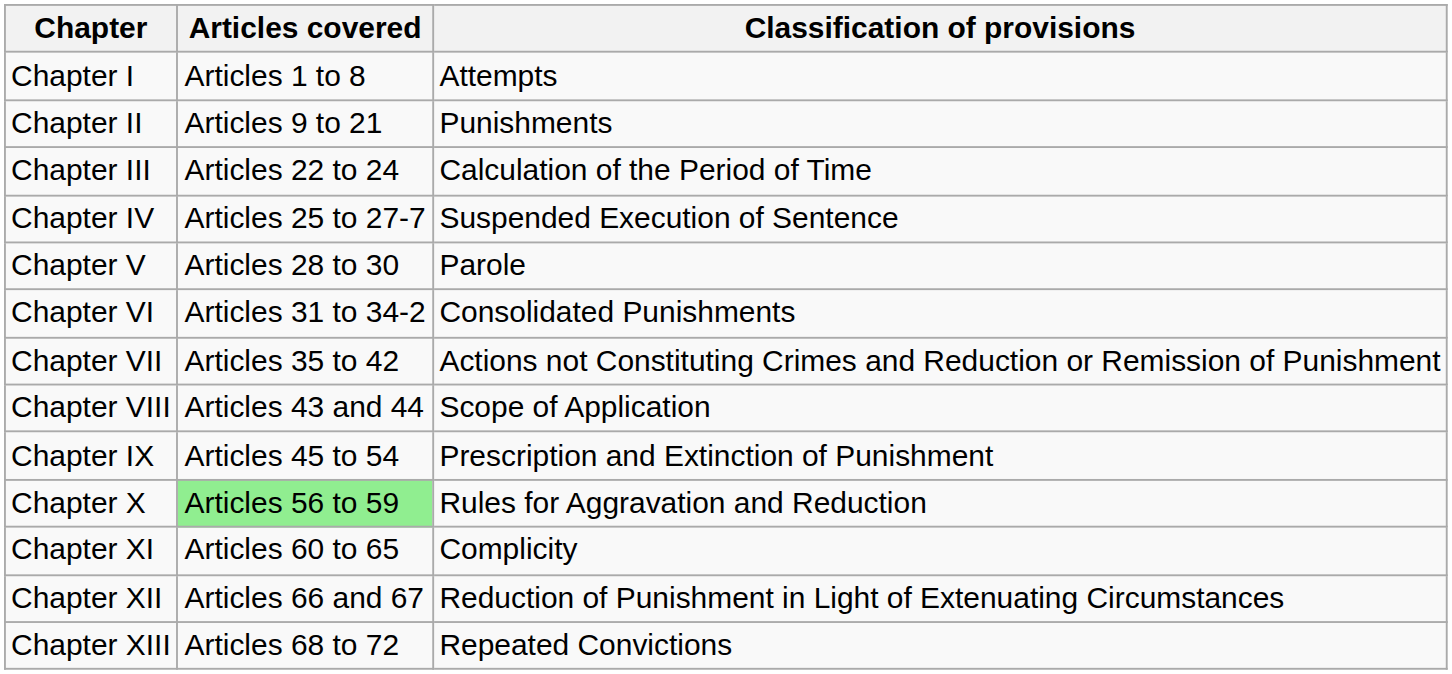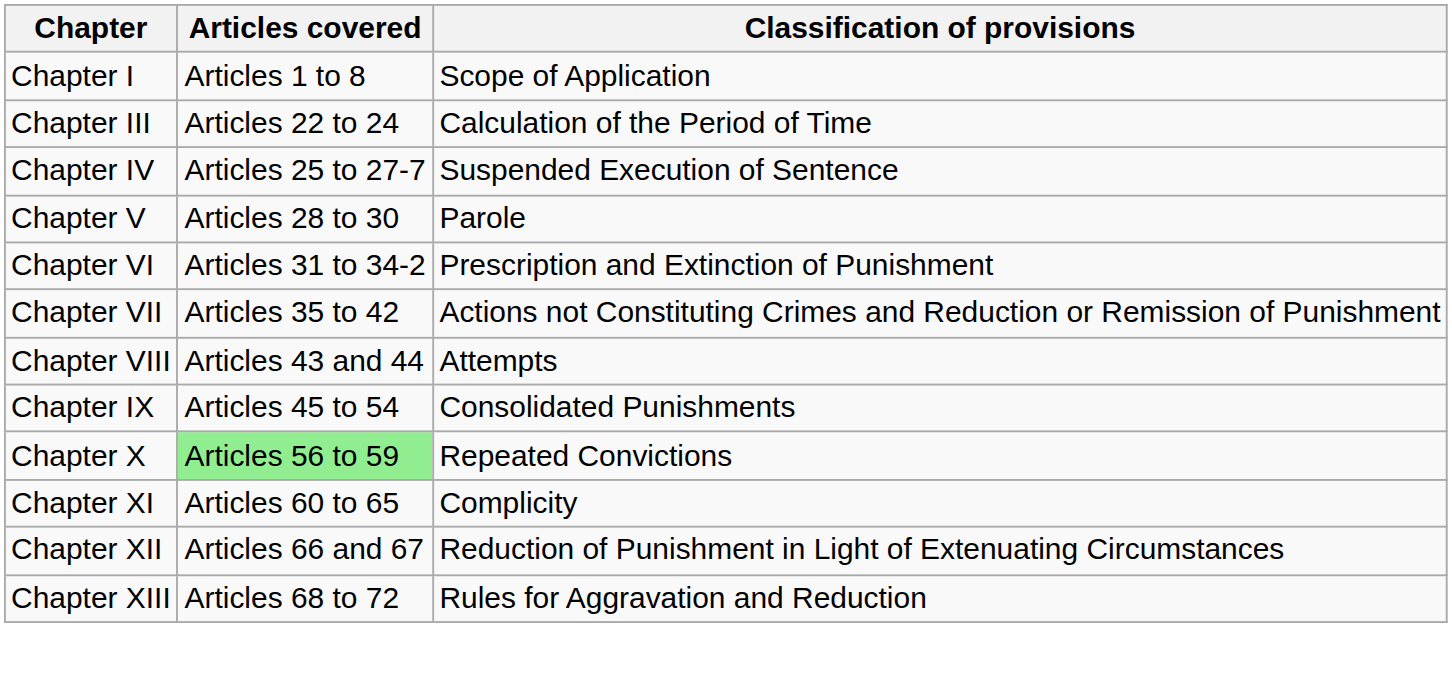(498, 75) Attempts -> (575, 75) Scope of Application
- row: (77, 123)
(617, 312) Consolidated Punishments -> (716, 265) Prescription and Extinction of Punishment
(575, 407) Scope of Application -> (498, 360) Attempts
(716, 455) Prescription and Extinction of Punishment -> (617, 407) Consolidated Punishments
(683, 502) Rules for Aggravation and Reduction -> (586, 455) Repeated Convictions
(586, 645) Repeated Convictions -> (683, 597) Rules for Aggravation and Reduction
